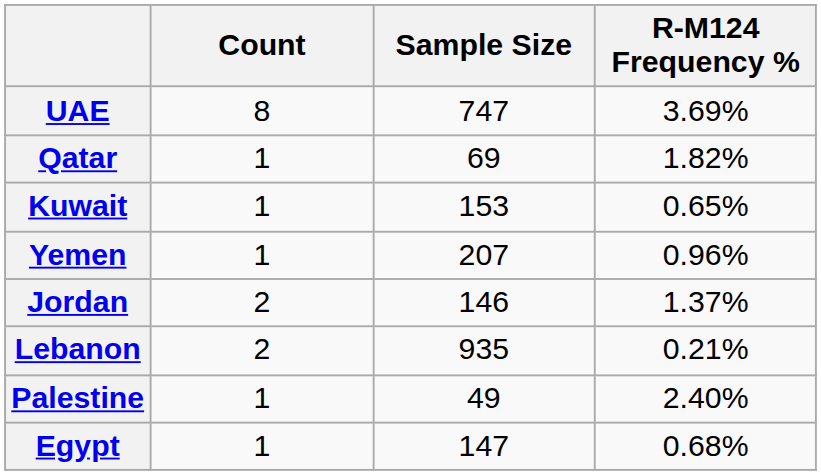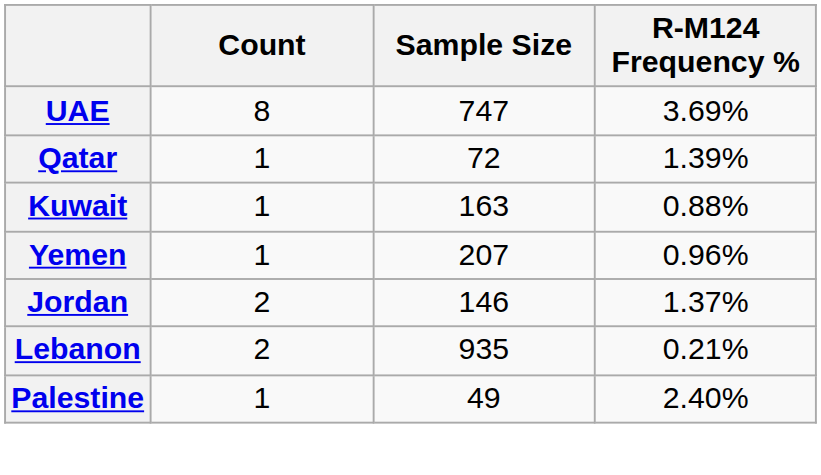(484, 158) 69 -> (484, 158) 72
(706, 158) 1.82% -> (706, 158) 1.39%
(484, 206) 153 -> (484, 206) 163
(706, 206) 0.65% -> (706, 206) 0.88%
- row: (78, 446)
